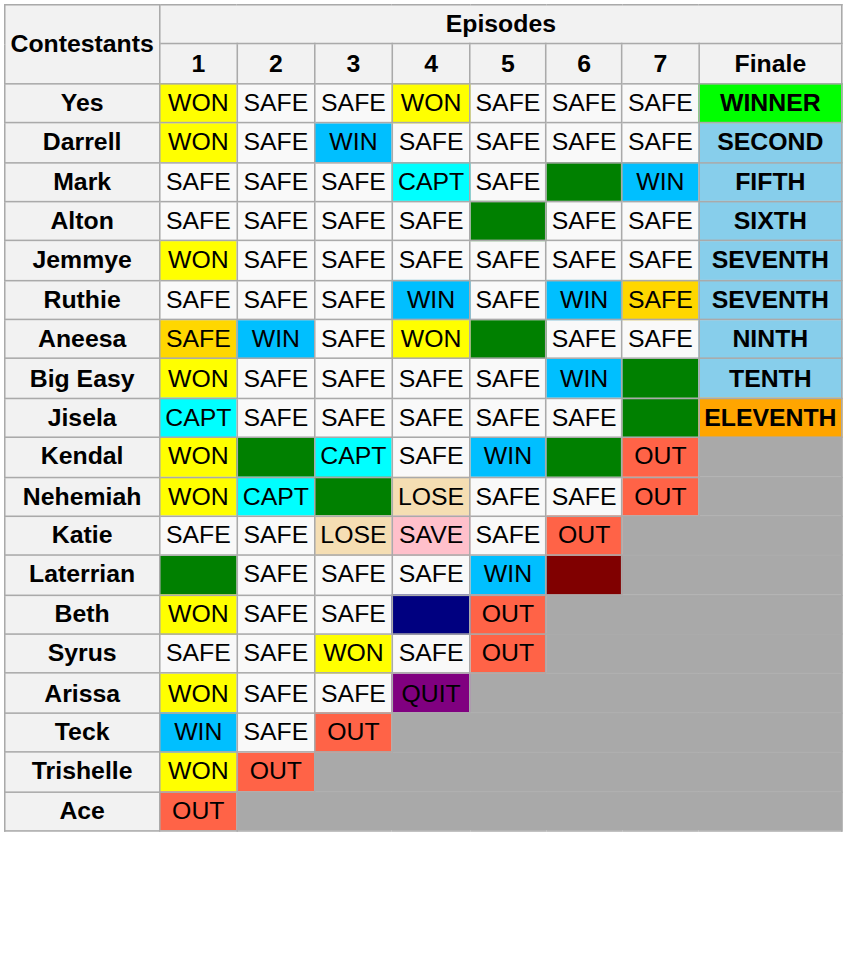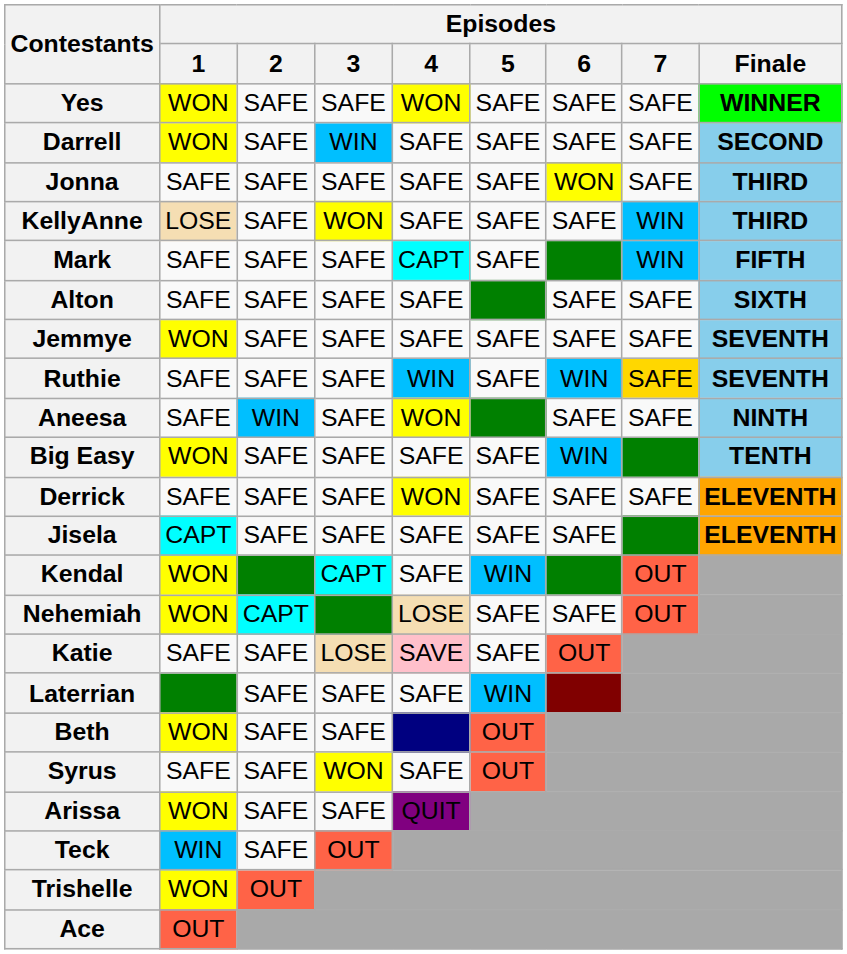+ row: (82, 181)
+ row: (82, 220)
(198, 338) gold background -> (198, 417) no background
+ row: (82, 496)
